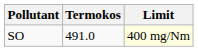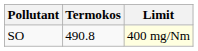(80, 35) 491.0 -> (80, 35) 490.8
